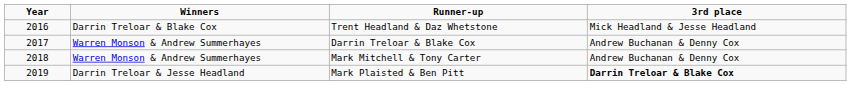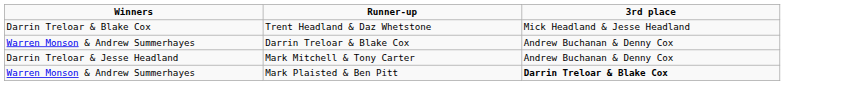- column: (37, 12)
(167, 58) Warren Monson & Andrew Summerhayes -> (93, 58) Darrin Treloar & Jesse Headland
(159, 73) Darrin Treloar & Jesse Headland -> (101, 73) Warren Monson & Andrew Summerhayes
